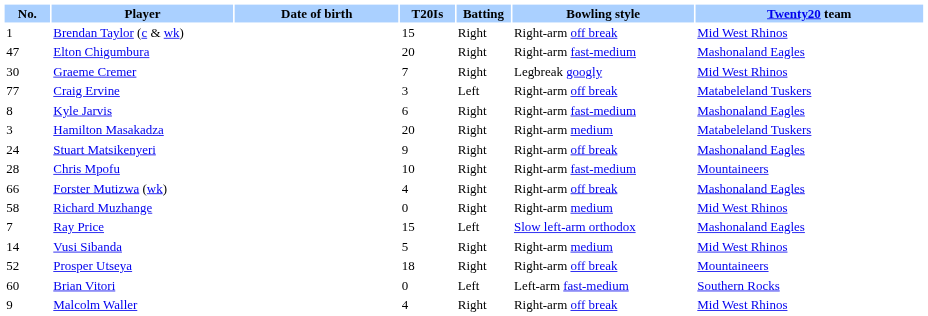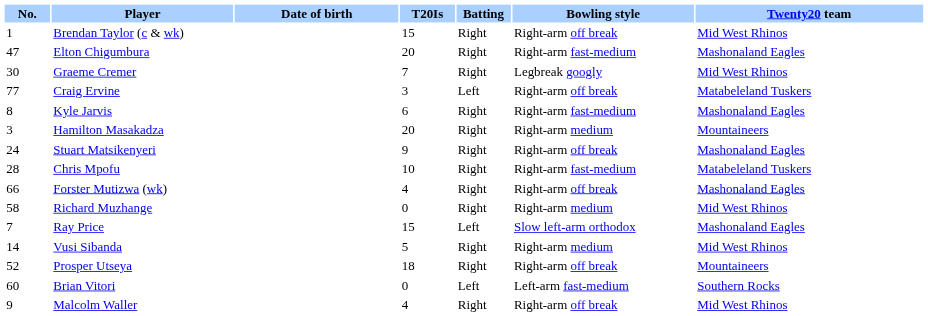(754, 130) Matabeleland Tuskers -> (733, 130) Mountaineers
(733, 169) Mountaineers -> (754, 169) Matabeleland Tuskers
